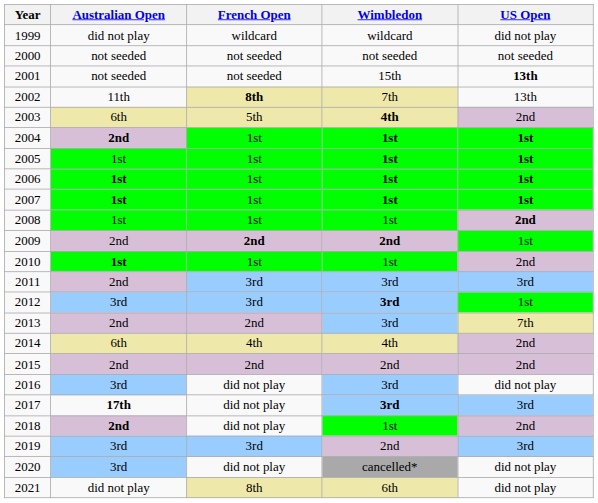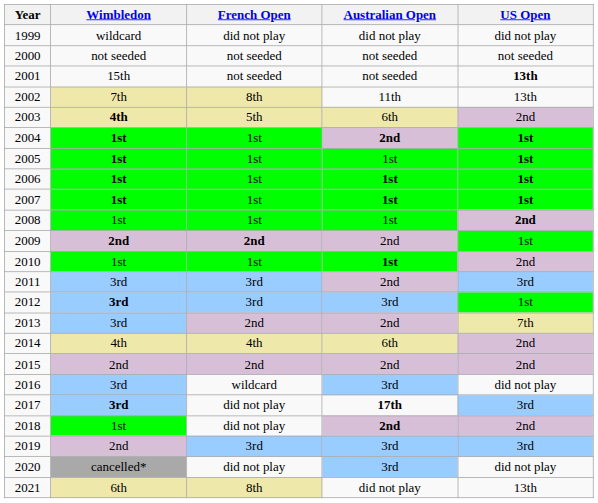columns swapped: (119, 14) <-> (390, 14)
(254, 35) wildcard -> (254, 35) did not play
(254, 96) bold -> (254, 96) normal
(254, 384) did not play -> (254, 384) wildcard
(525, 487) did not play -> (525, 487) 13th
